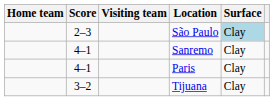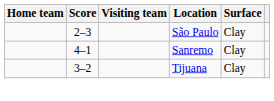(235, 31) lightblue background -> (235, 31) no background
- row: (184, 68)
